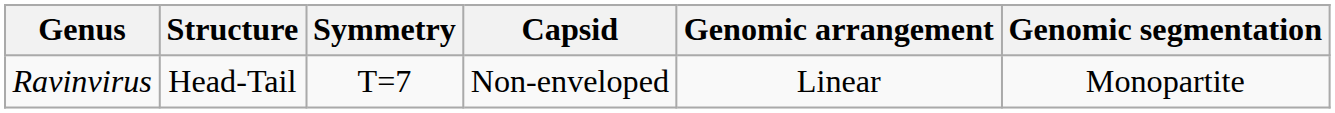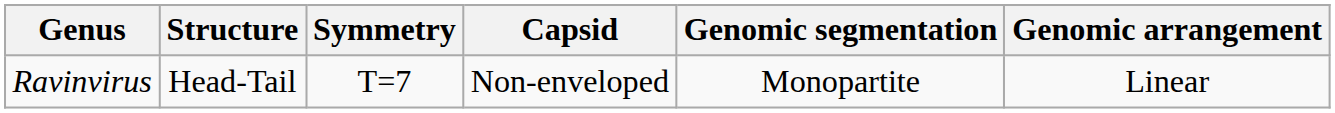columns swapped: (839, 30) <-> (1165, 30)
